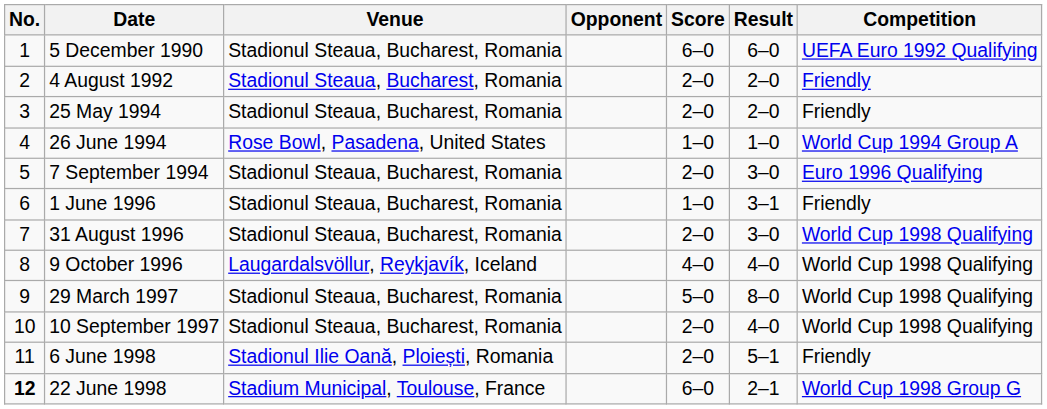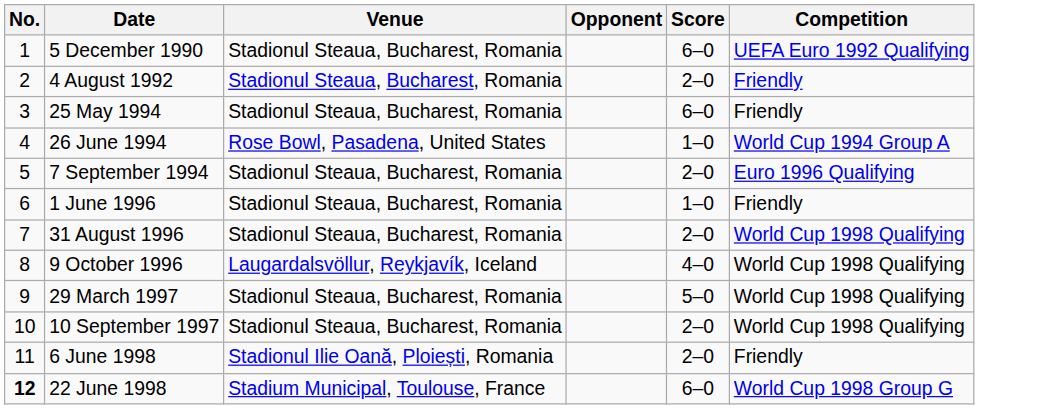- column: (763, 19)
(698, 111) 2–0 -> (698, 111) 6–0
